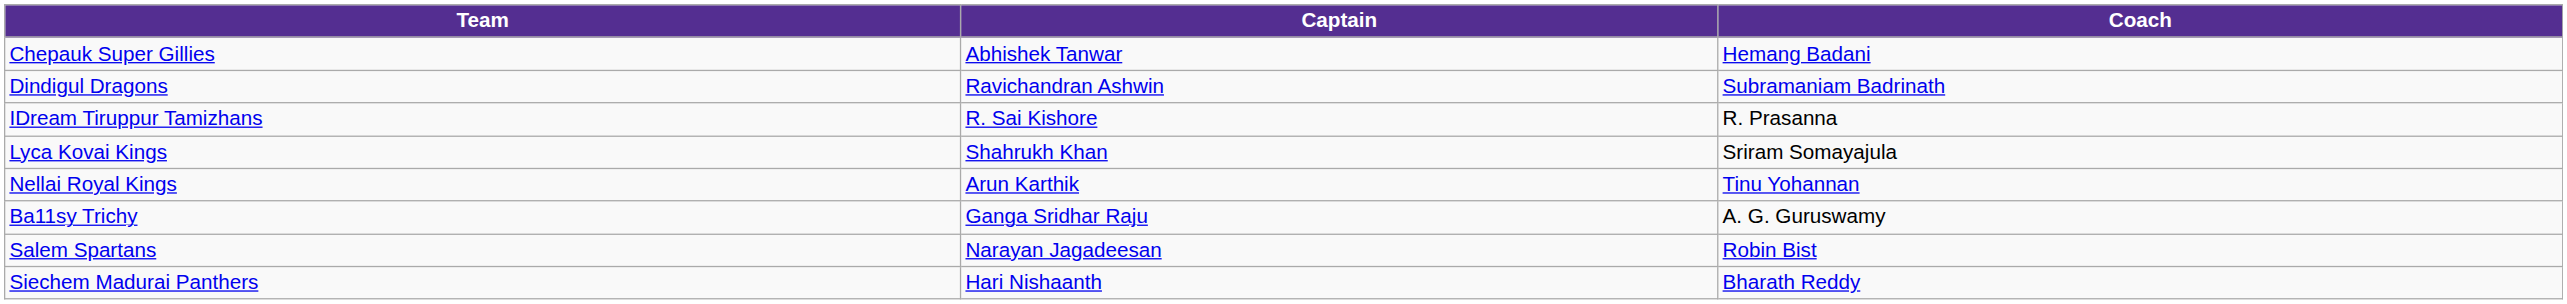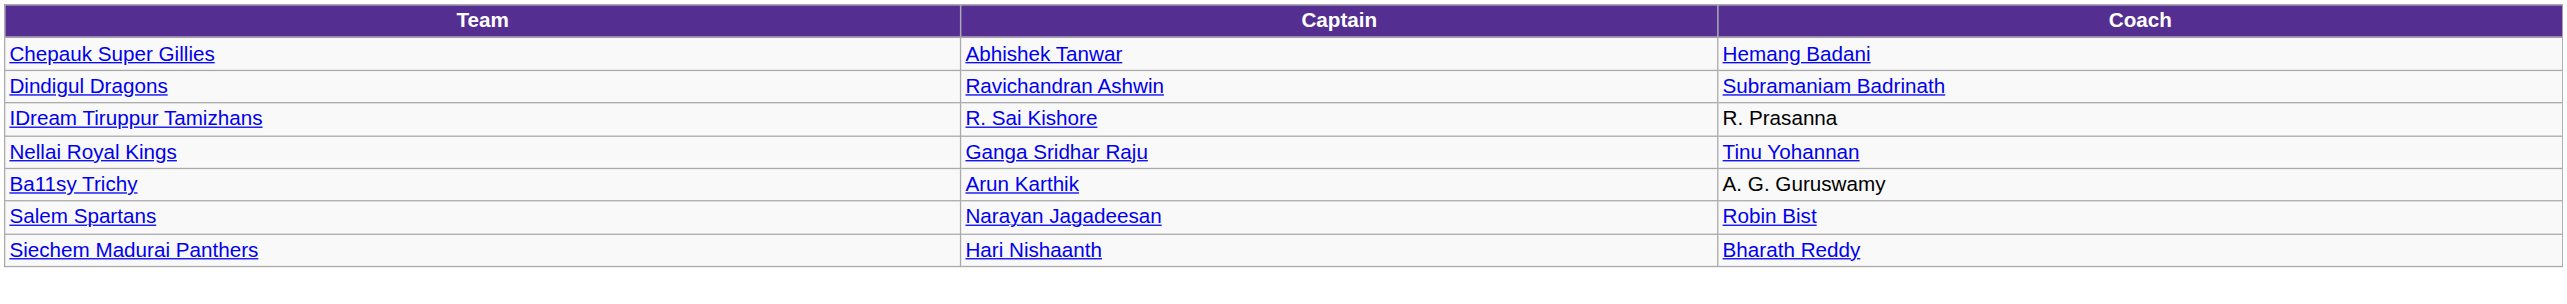- row: (88, 151)
(1022, 184) Arun Karthik -> (1057, 151) Ganga Sridhar Raju
(1057, 217) Ganga Sridhar Raju -> (1022, 184) Arun Karthik
